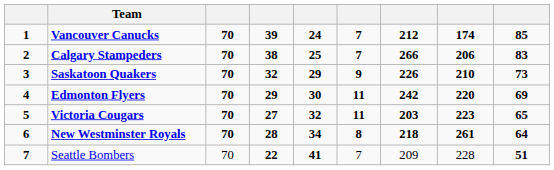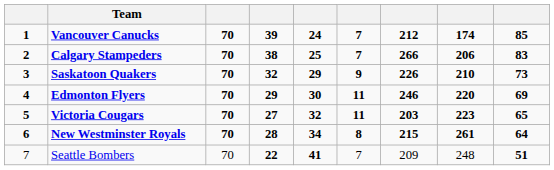(409, 94) 242 -> (409, 94) 246
(409, 134) 218 -> (409, 134) 215
(26, 154) bold -> (26, 154) normal
(465, 154) 228 -> (465, 154) 248
